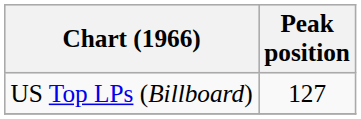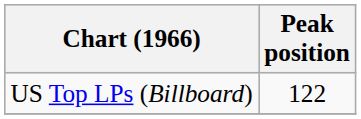(307, 93) 127 -> (307, 93) 122
